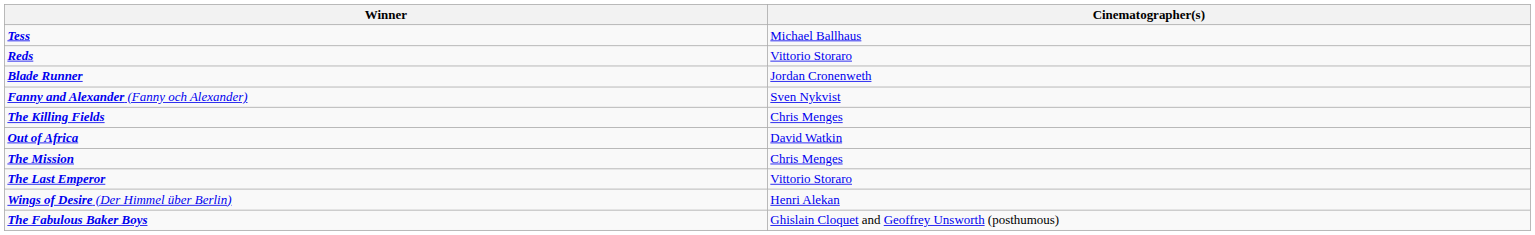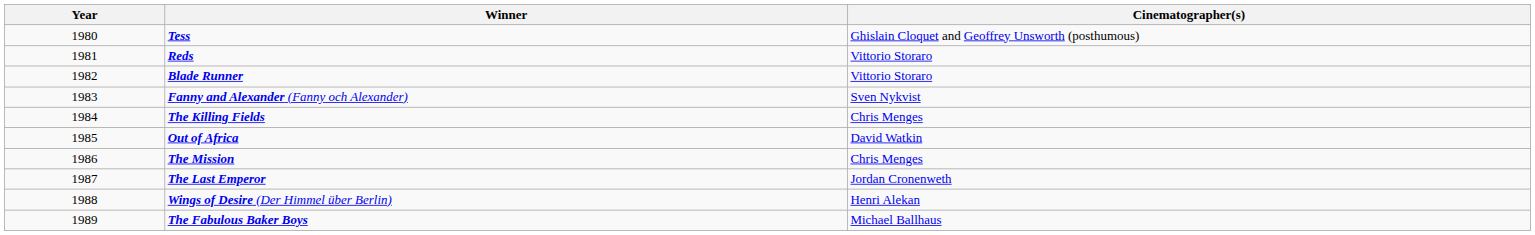+ column: (85, 14)
(816, 35) Michael Ballhaus -> (995, 35) Ghislain Cloquet and Geoffrey Unsworth (posthumous)
(821, 76) Jordan Cronenweth -> (891, 76) Vittorio Storaro
(811, 179) Vittorio Storaro -> (901, 179) Jordan Cronenweth
(915, 220) Ghislain Cloquet and Geoffrey Unsworth (posthumous) -> (896, 220) Michael Ballhaus
